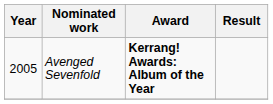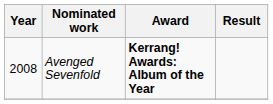(23, 68) 2005 -> (23, 68) 2008
